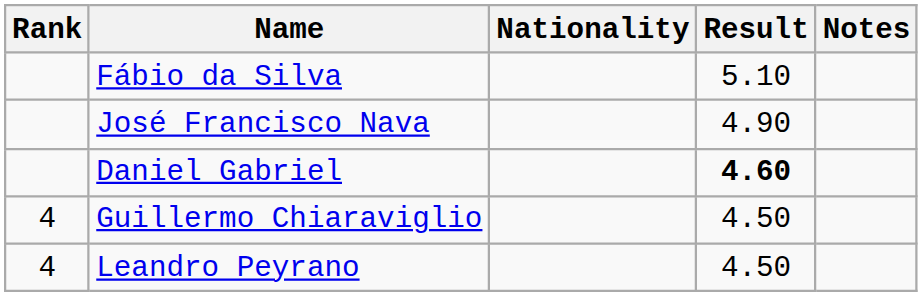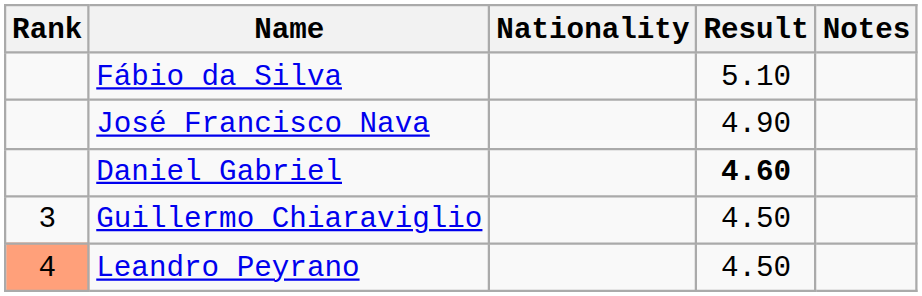(47, 220) 4 -> (47, 220) 3
(47, 267) no background -> (47, 267) lightsalmon background
